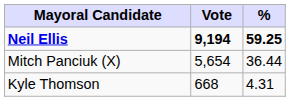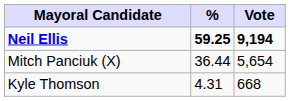columns swapped: (217, 15) <-> (264, 15)
